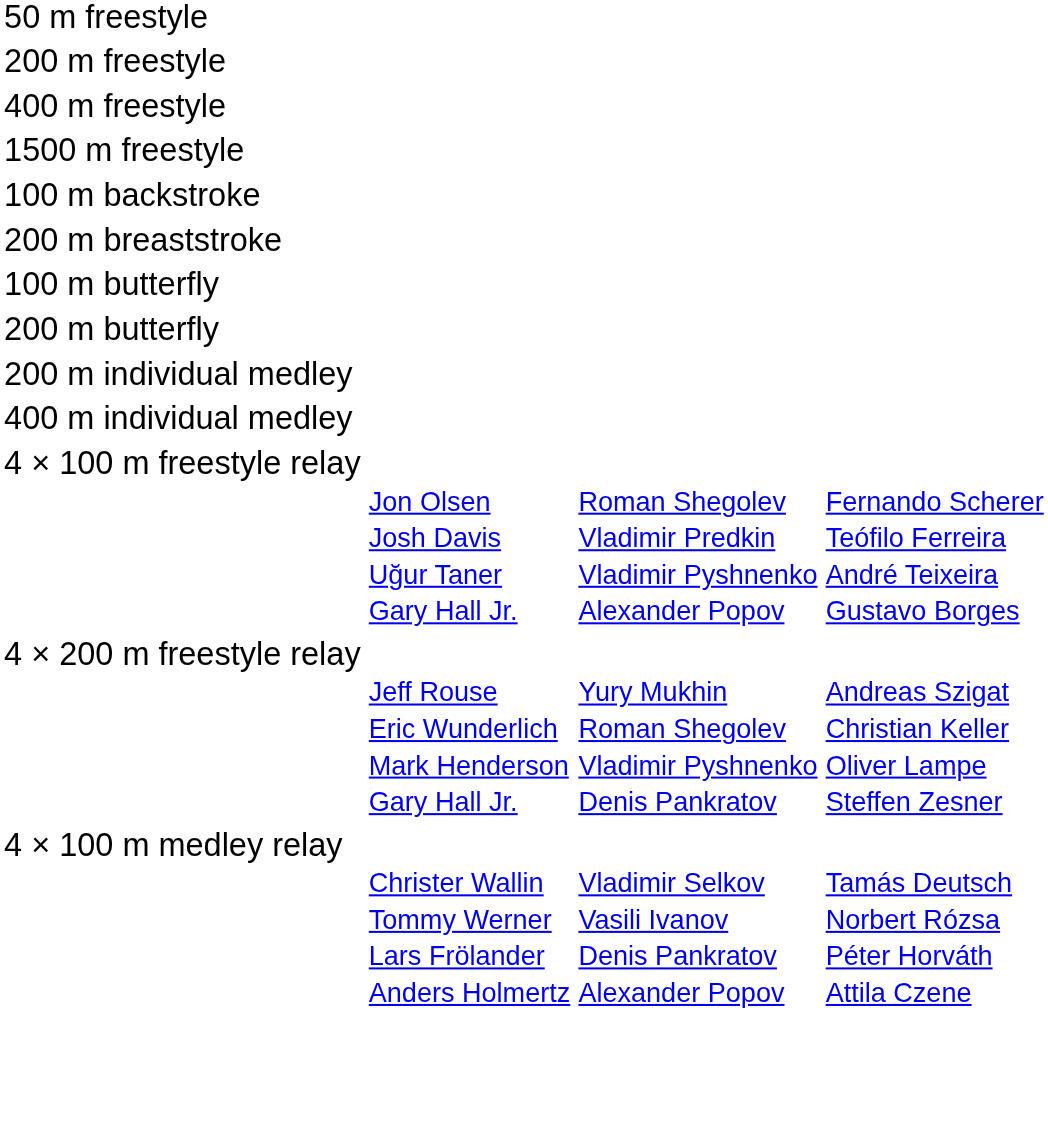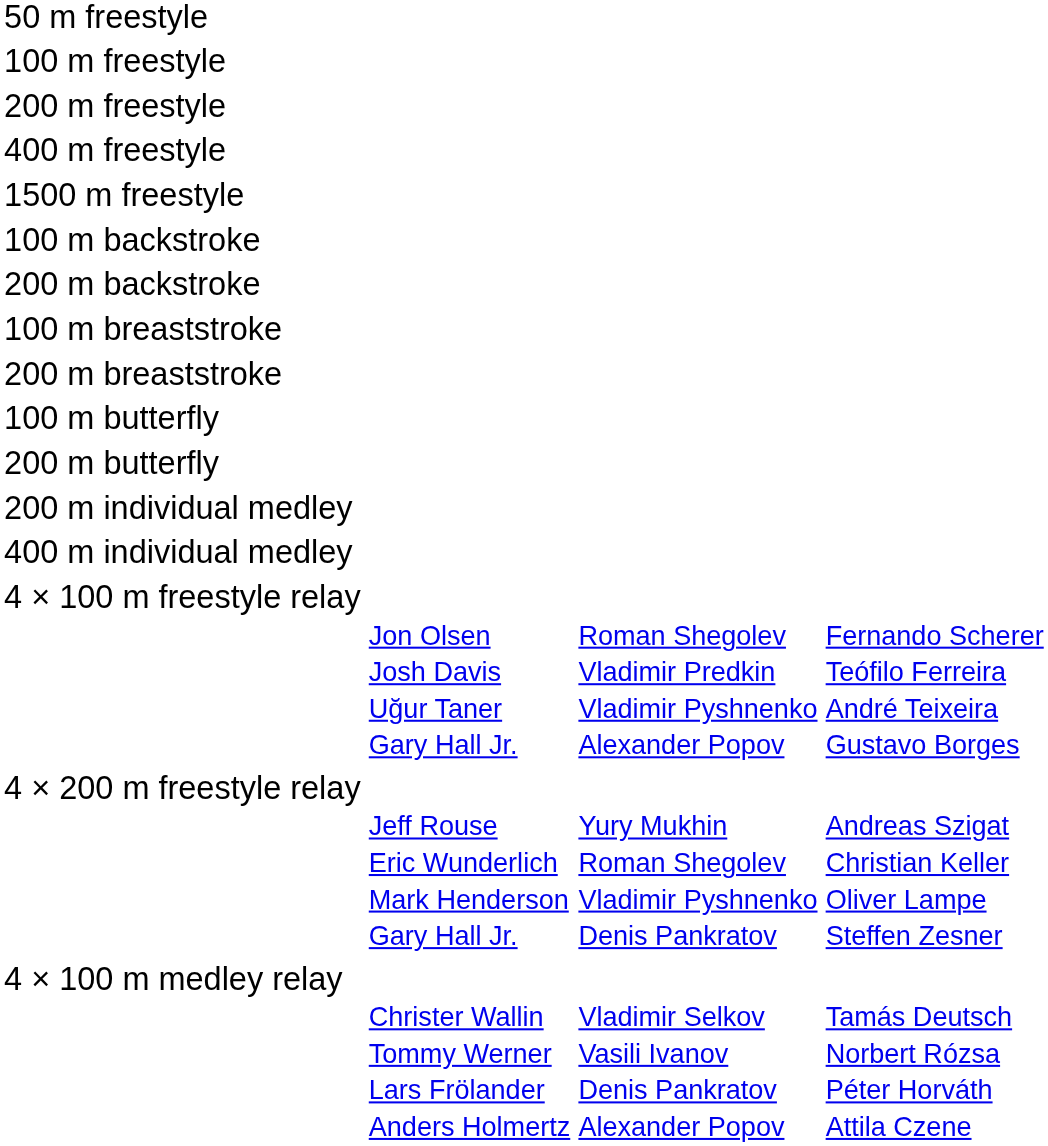+ row: (115, 61)
+ row: (132, 284)
+ row: (143, 329)
